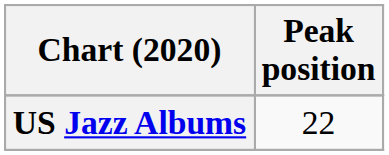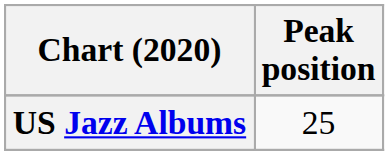(319, 122) 22 -> (319, 122) 25
